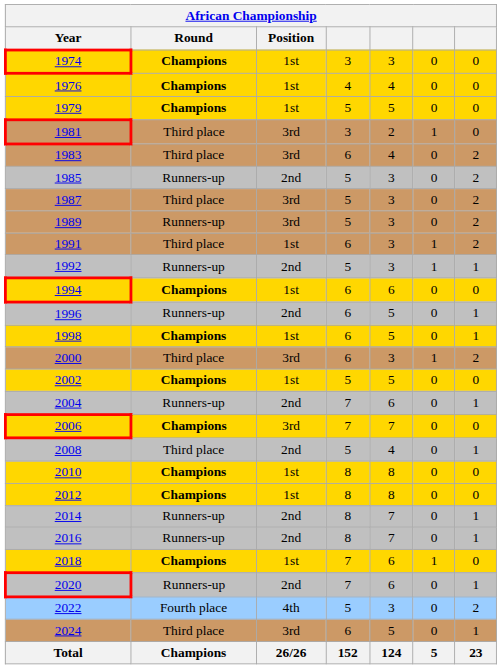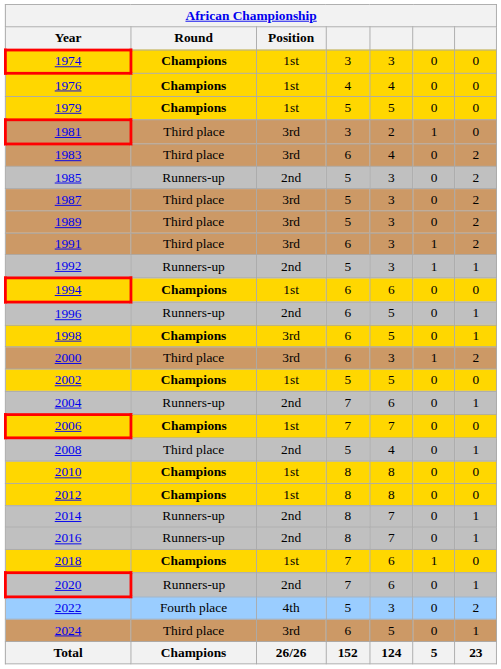(194, 222) Runners-up -> (194, 222) Third place
(291, 244) 1st -> (291, 244) 3rd
(291, 336) 1st -> (291, 336) 3rd
(291, 426) 3rd -> (291, 426) 1st
